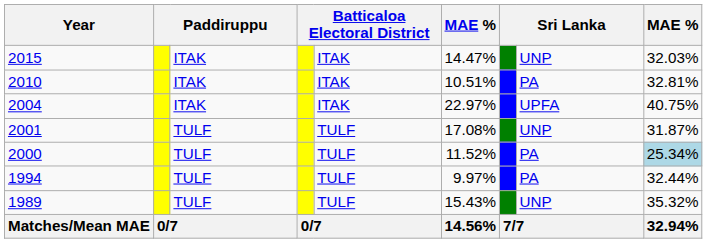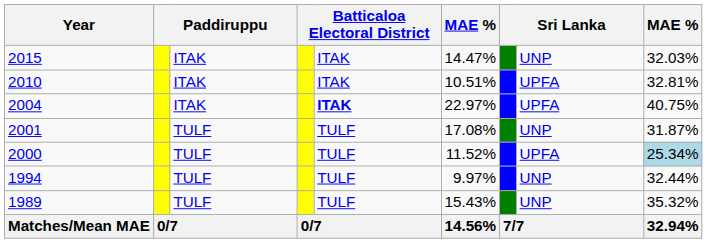(529, 81) PA -> (539, 81) UPFA
(334, 105) normal -> (334, 105) bold
(529, 154) PA -> (539, 154) UPFA
(529, 178) PA -> (536, 178) UNP
